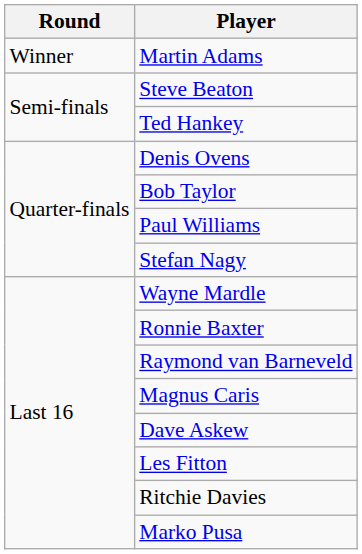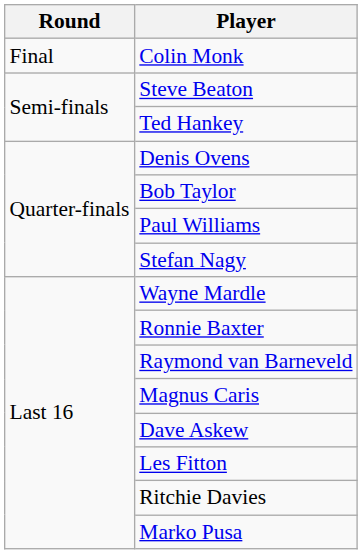- row: (201, 55)
+ row: (191, 55)
